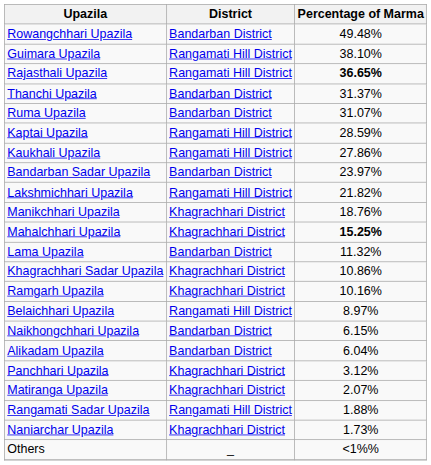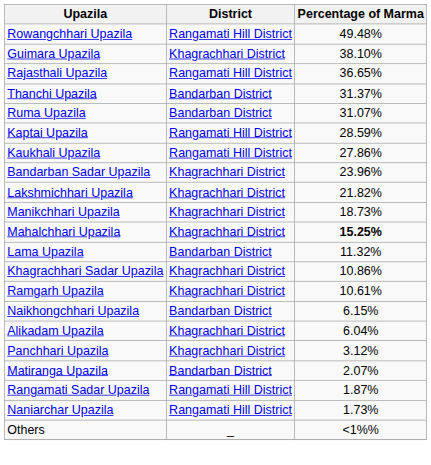(220, 34) Bandarban District -> (230, 34) Rangamati Hill District
(230, 53) Rangamati Hill District -> (227, 53) Khagrachhari District
(361, 73) bold -> (361, 73) normal
(220, 172) Bandarban District -> (227, 172) Khagrachhari District
(361, 172) 23.97% -> (361, 172) 23.96%
(230, 192) Rangamati Hill District -> (227, 192) Khagrachhari District
(361, 212) 18.76% -> (361, 212) 18.73%
(361, 291) 10.16% -> (361, 291) 10.61%
- row: (61, 311)
(220, 350) Bandarban District -> (227, 331) Khagrachhari District
(227, 390) Khagrachhari District -> (220, 370) Bandarban District
(361, 410) 1.88% -> (361, 390) 1.87%
(227, 430) Khagrachhari District -> (230, 410) Rangamati Hill District
